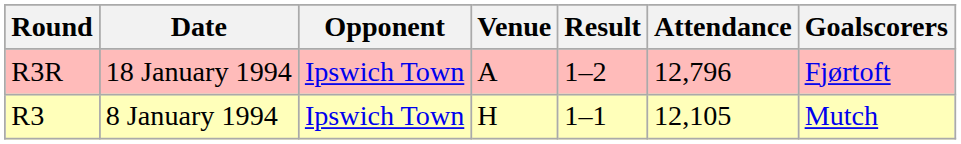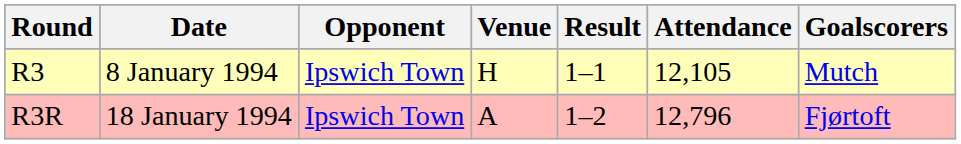rows swapped: (28, 116) <-> (37, 71)
